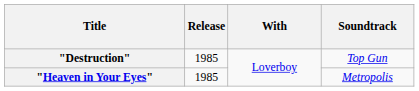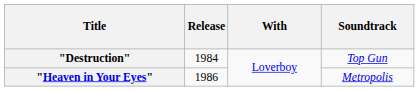(206, 58) 1985 -> (206, 58) 1984
(206, 77) 1985 -> (206, 77) 1986
